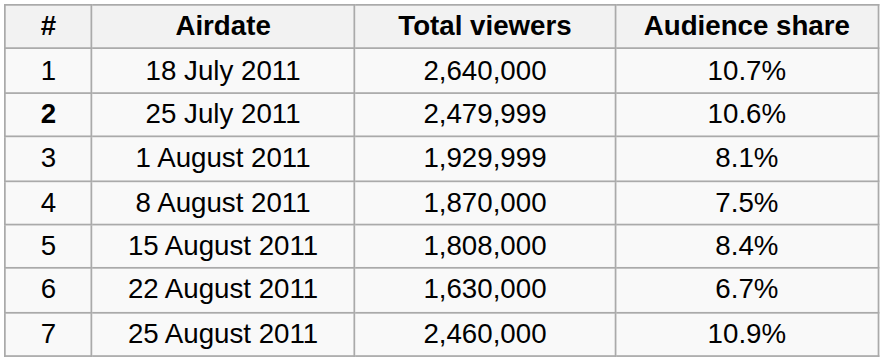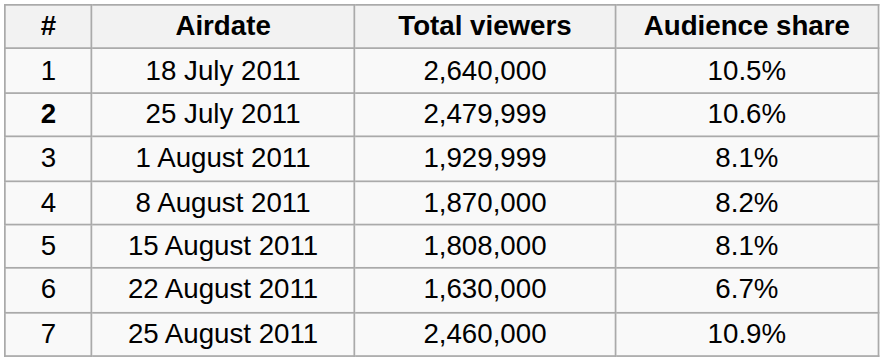(747, 70) 10.7% -> (747, 70) 10.5%
(747, 202) 7.5% -> (747, 202) 8.2%
(747, 245) 8.4% -> (747, 245) 8.1%
